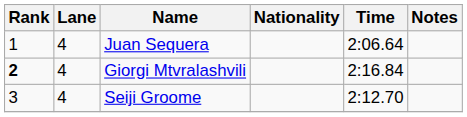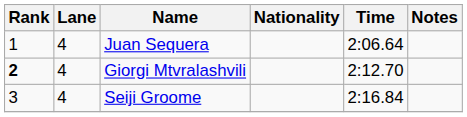(375, 71) 2:16.84 -> (375, 71) 2:12.70
(375, 97) 2:12.70 -> (375, 97) 2:16.84
